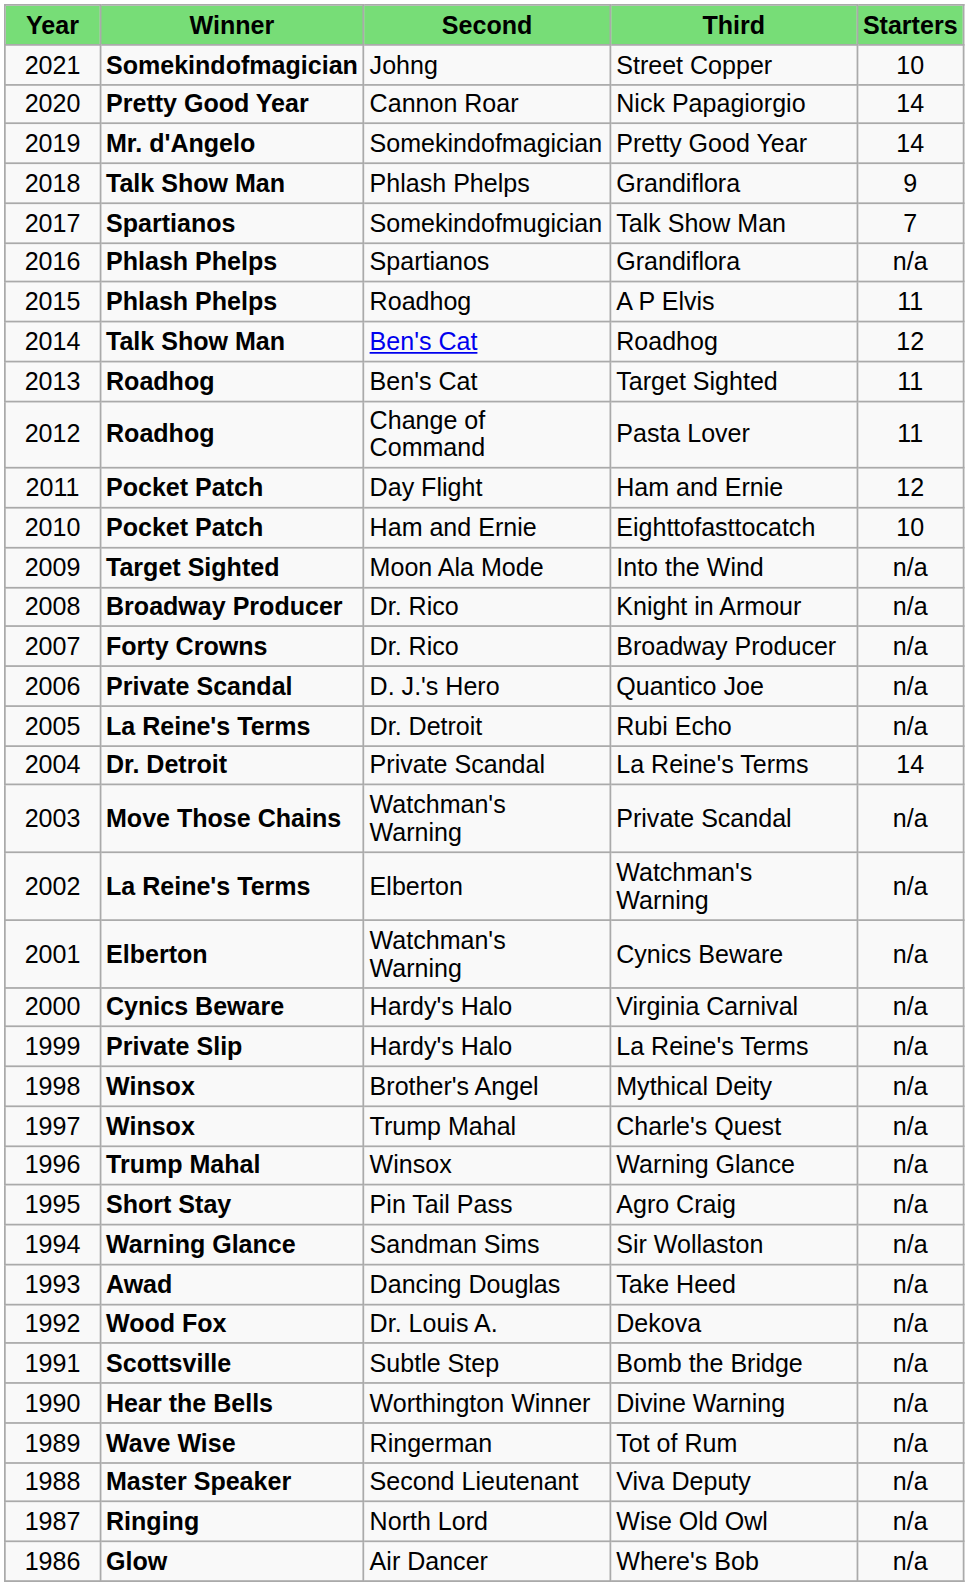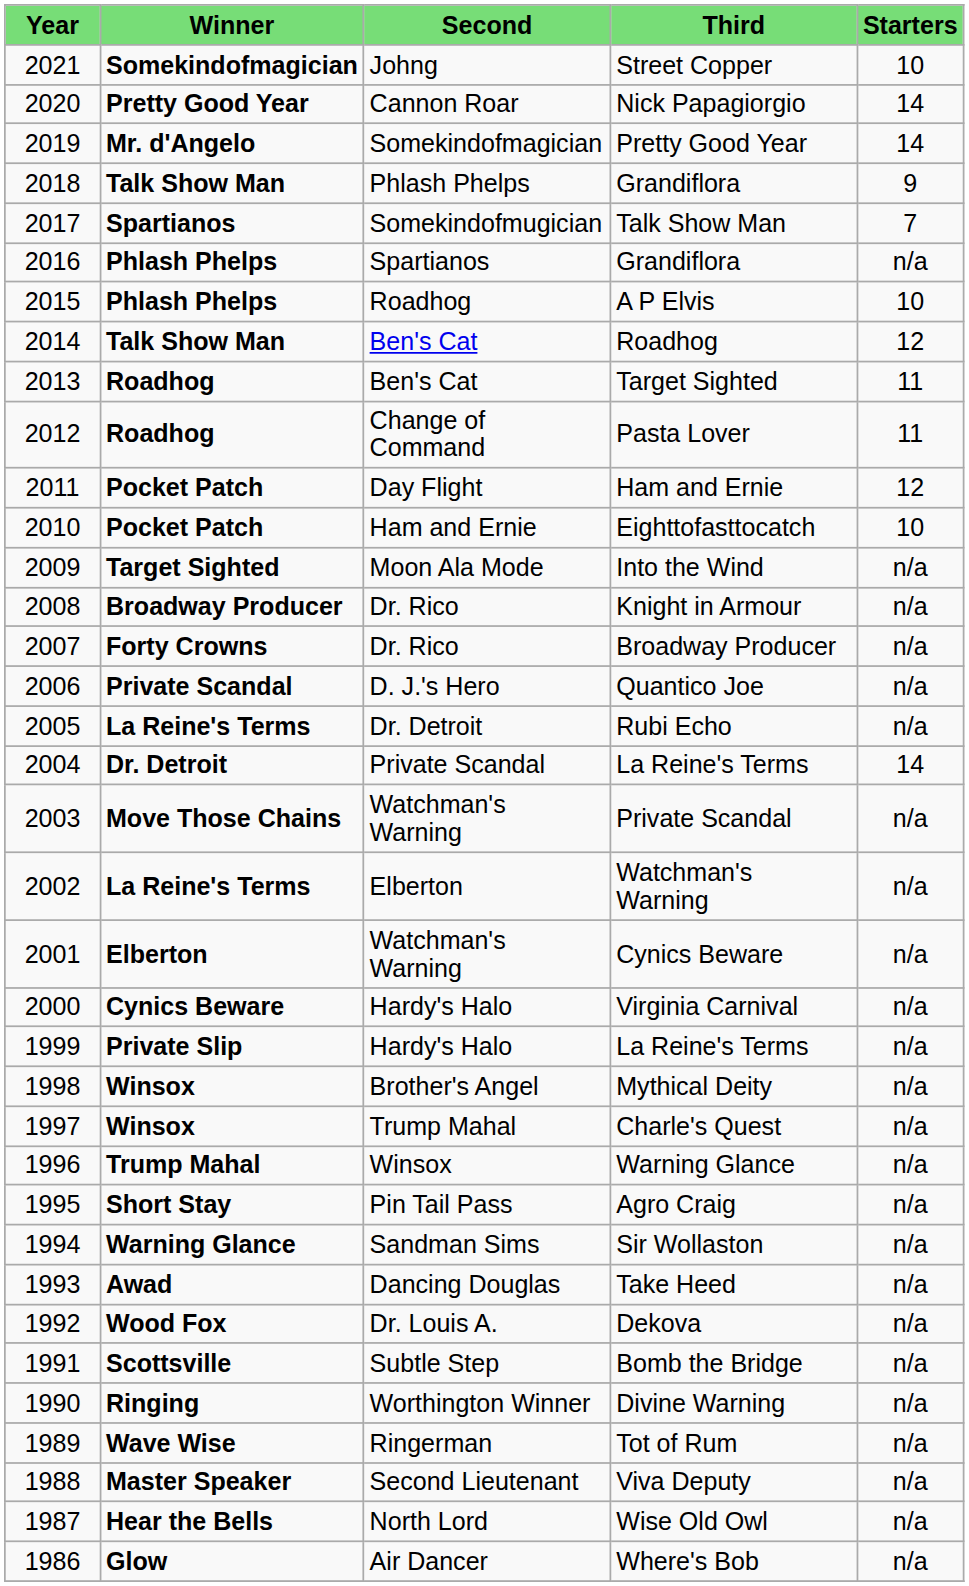(910, 302) 11 -> (910, 302) 10
(190, 1403) Hear the Bells -> (153, 1403) Ringing
(153, 1522) Ringing -> (190, 1522) Hear the Bells
